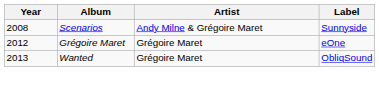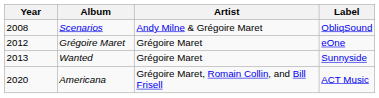(344, 27) Sunnyside -> (347, 27) ObliqSound
(347, 58) ObliqSound -> (344, 58) Sunnyside
+ row: (83, 79)
